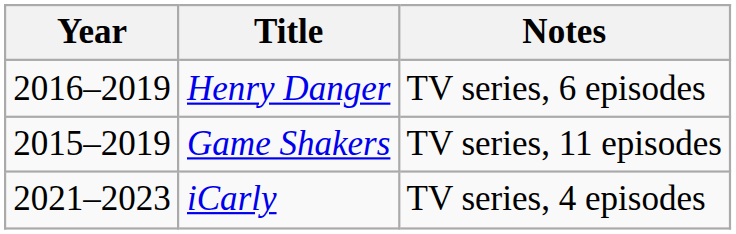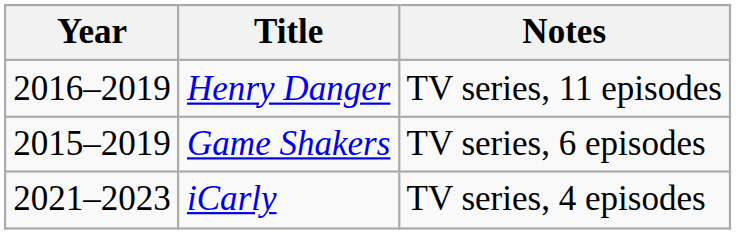(556, 87) TV series, 6 episodes -> (564, 87) TV series, 11 episodes
(564, 143) TV series, 11 episodes -> (556, 143) TV series, 6 episodes
